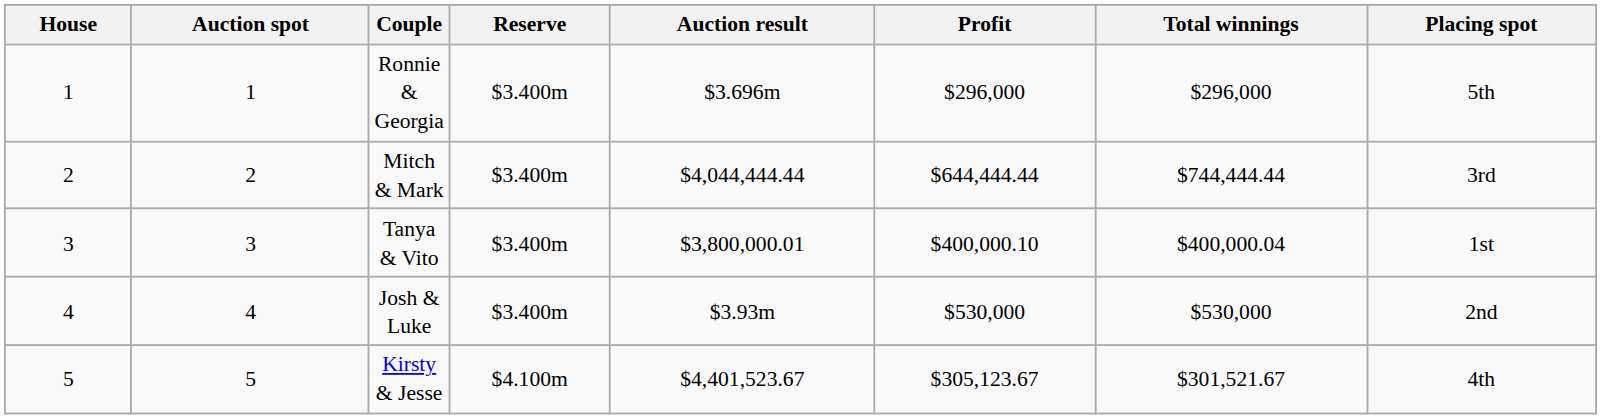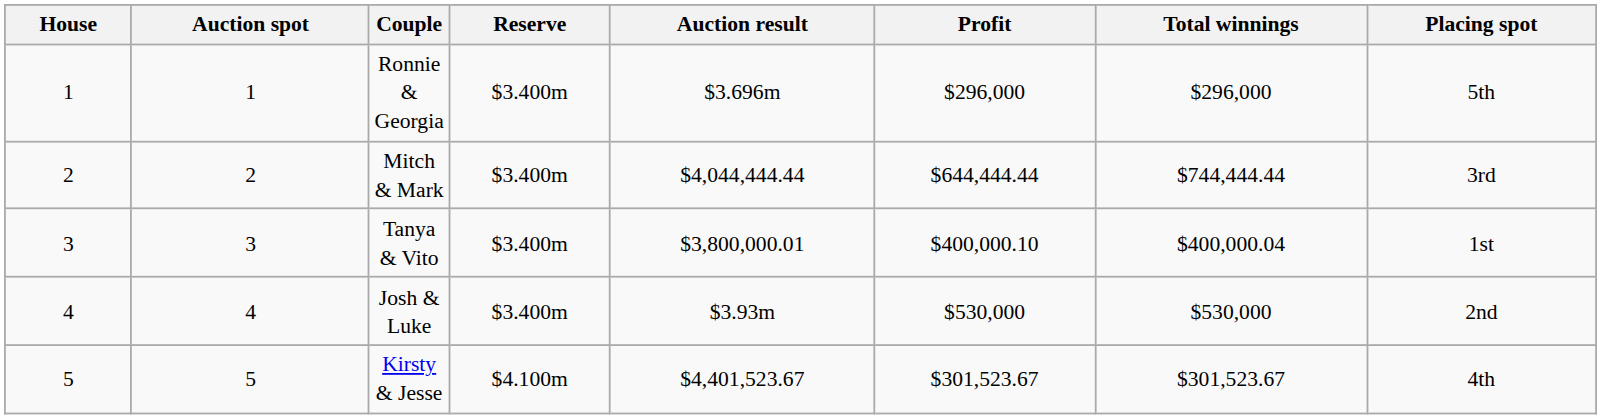(985, 379) $305,123.67 -> (985, 379) $301,523.67
(1231, 379) $301,521.67 -> (1231, 379) $301,523.67
